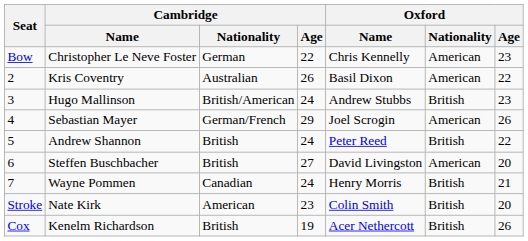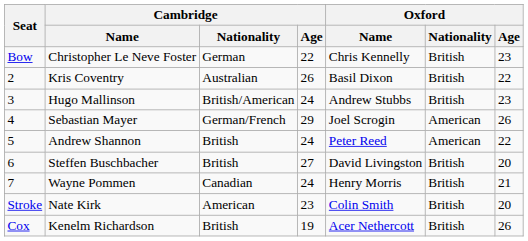(454, 57) American -> (446, 57) British
(454, 78) American -> (446, 78) British
(446, 141) British -> (454, 141) American
(454, 162) American -> (446, 162) British
